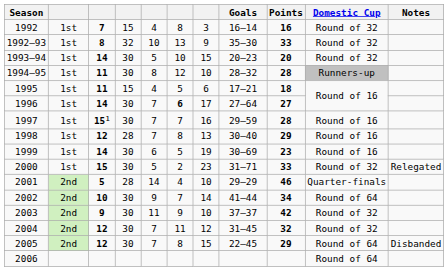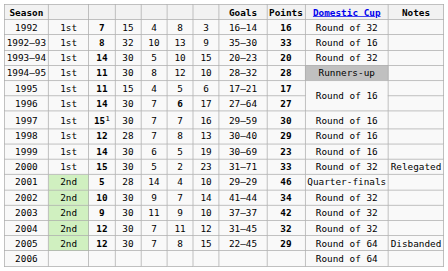(347, 42) Round of 32 -> (347, 42) Round of 16
(286, 88) 18 -> (286, 88) 17
(286, 120) 28 -> (286, 120) 30
(347, 197) Round of 64 -> (347, 197) Round of 32
